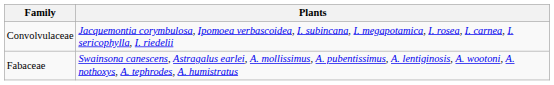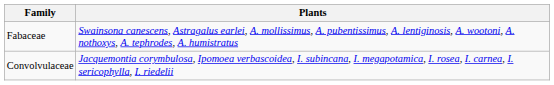rows swapped: (26, 66) <-> (40, 36)
